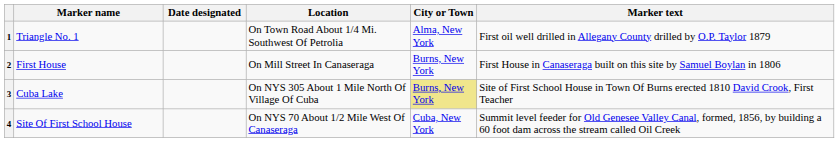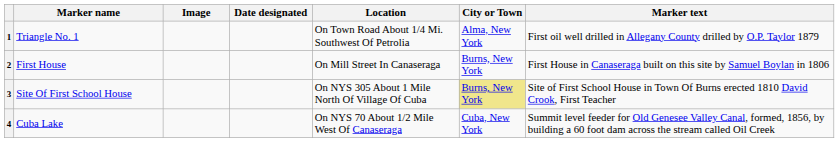+ column: (196, 13)
(40, 94) Cuba Lake -> (74, 94) Site Of First School House
(74, 123) Site Of First School House -> (40, 123) Cuba Lake
